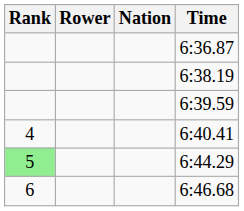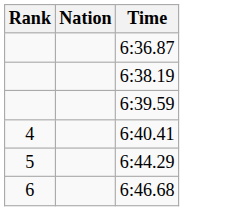- column: (85, 18)
(30, 162) lightgreen background -> (30, 162) no background
